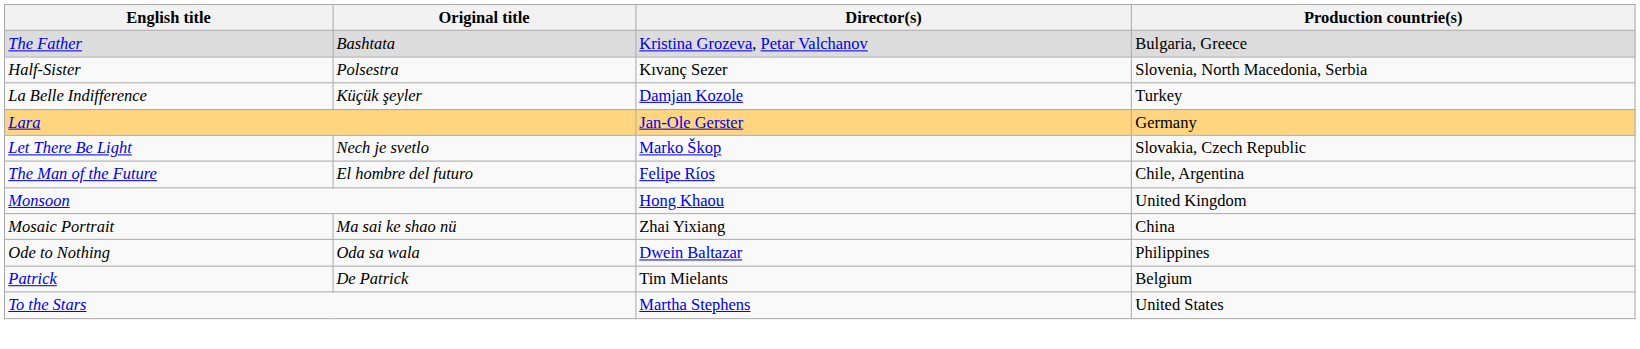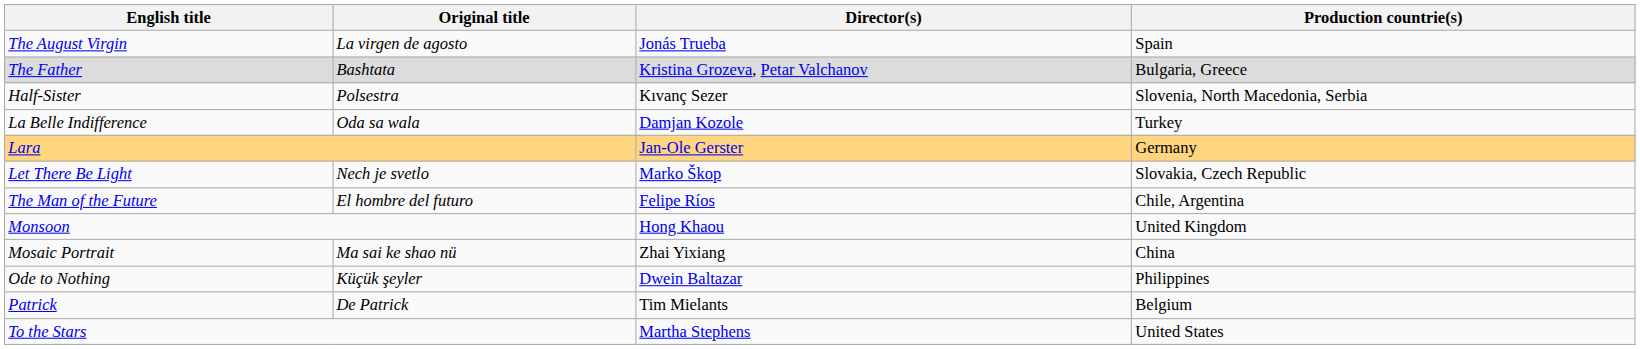+ row: (68, 43)
(379, 95) Küçük şeyler -> (378, 122) Oda sa wala
(378, 252) Oda sa wala -> (379, 278) Küçük şeyler
